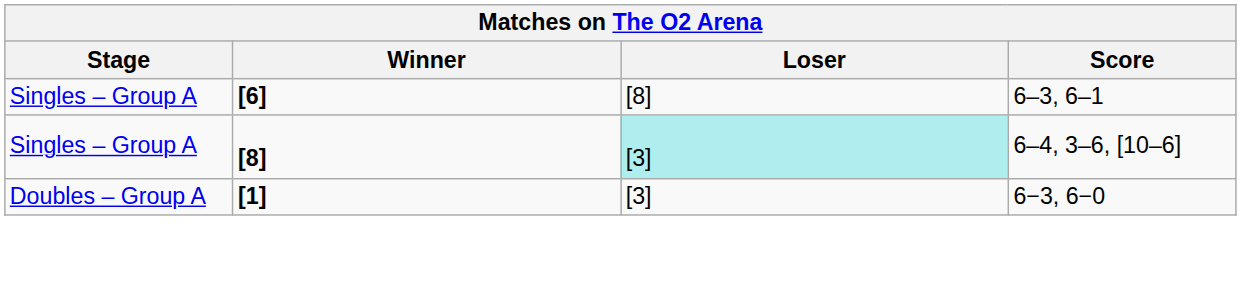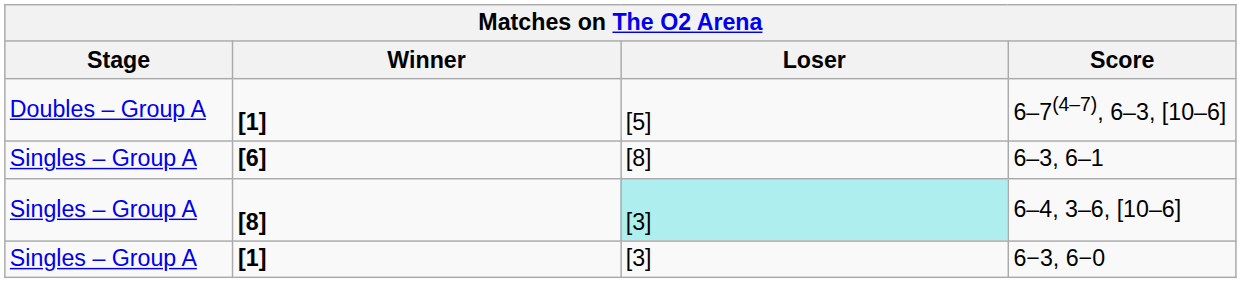+ row: (1120, 109)
(108, 196) Doubles – Group A -> (103, 259) Singles – Group A
